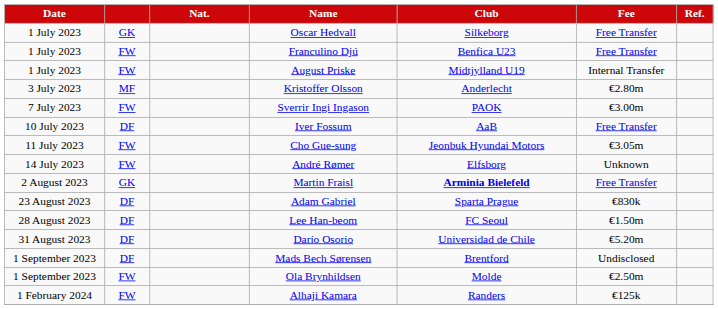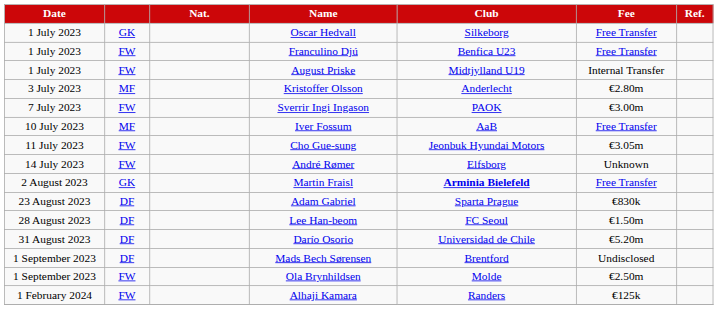(127, 126) DF -> (127, 126) MF
